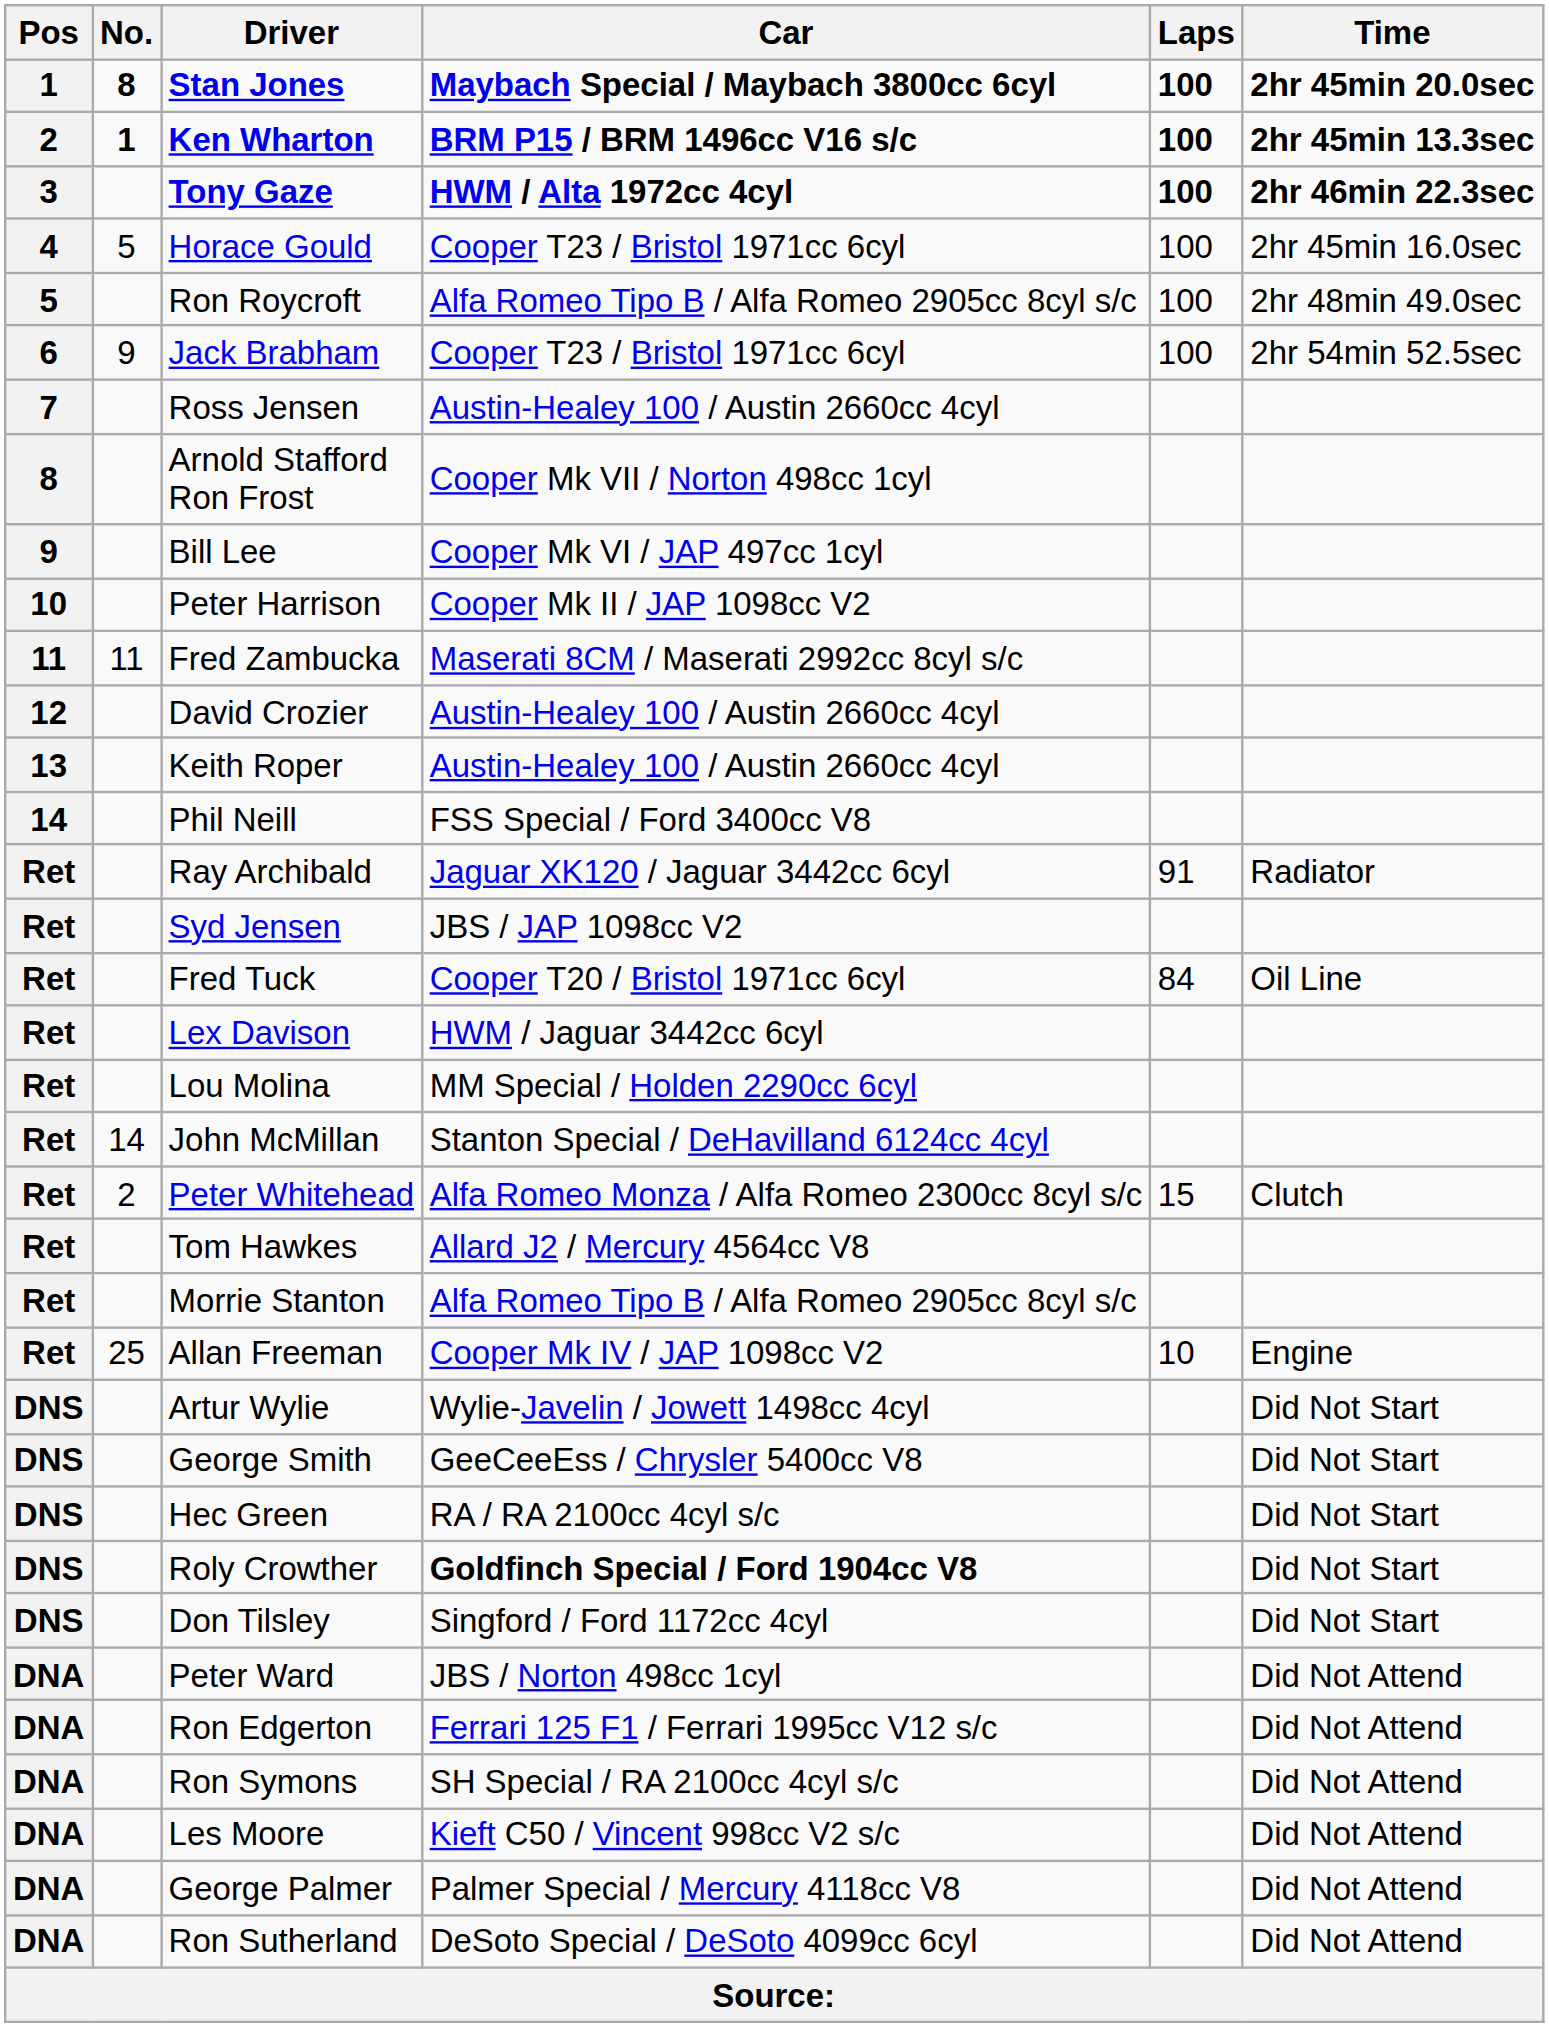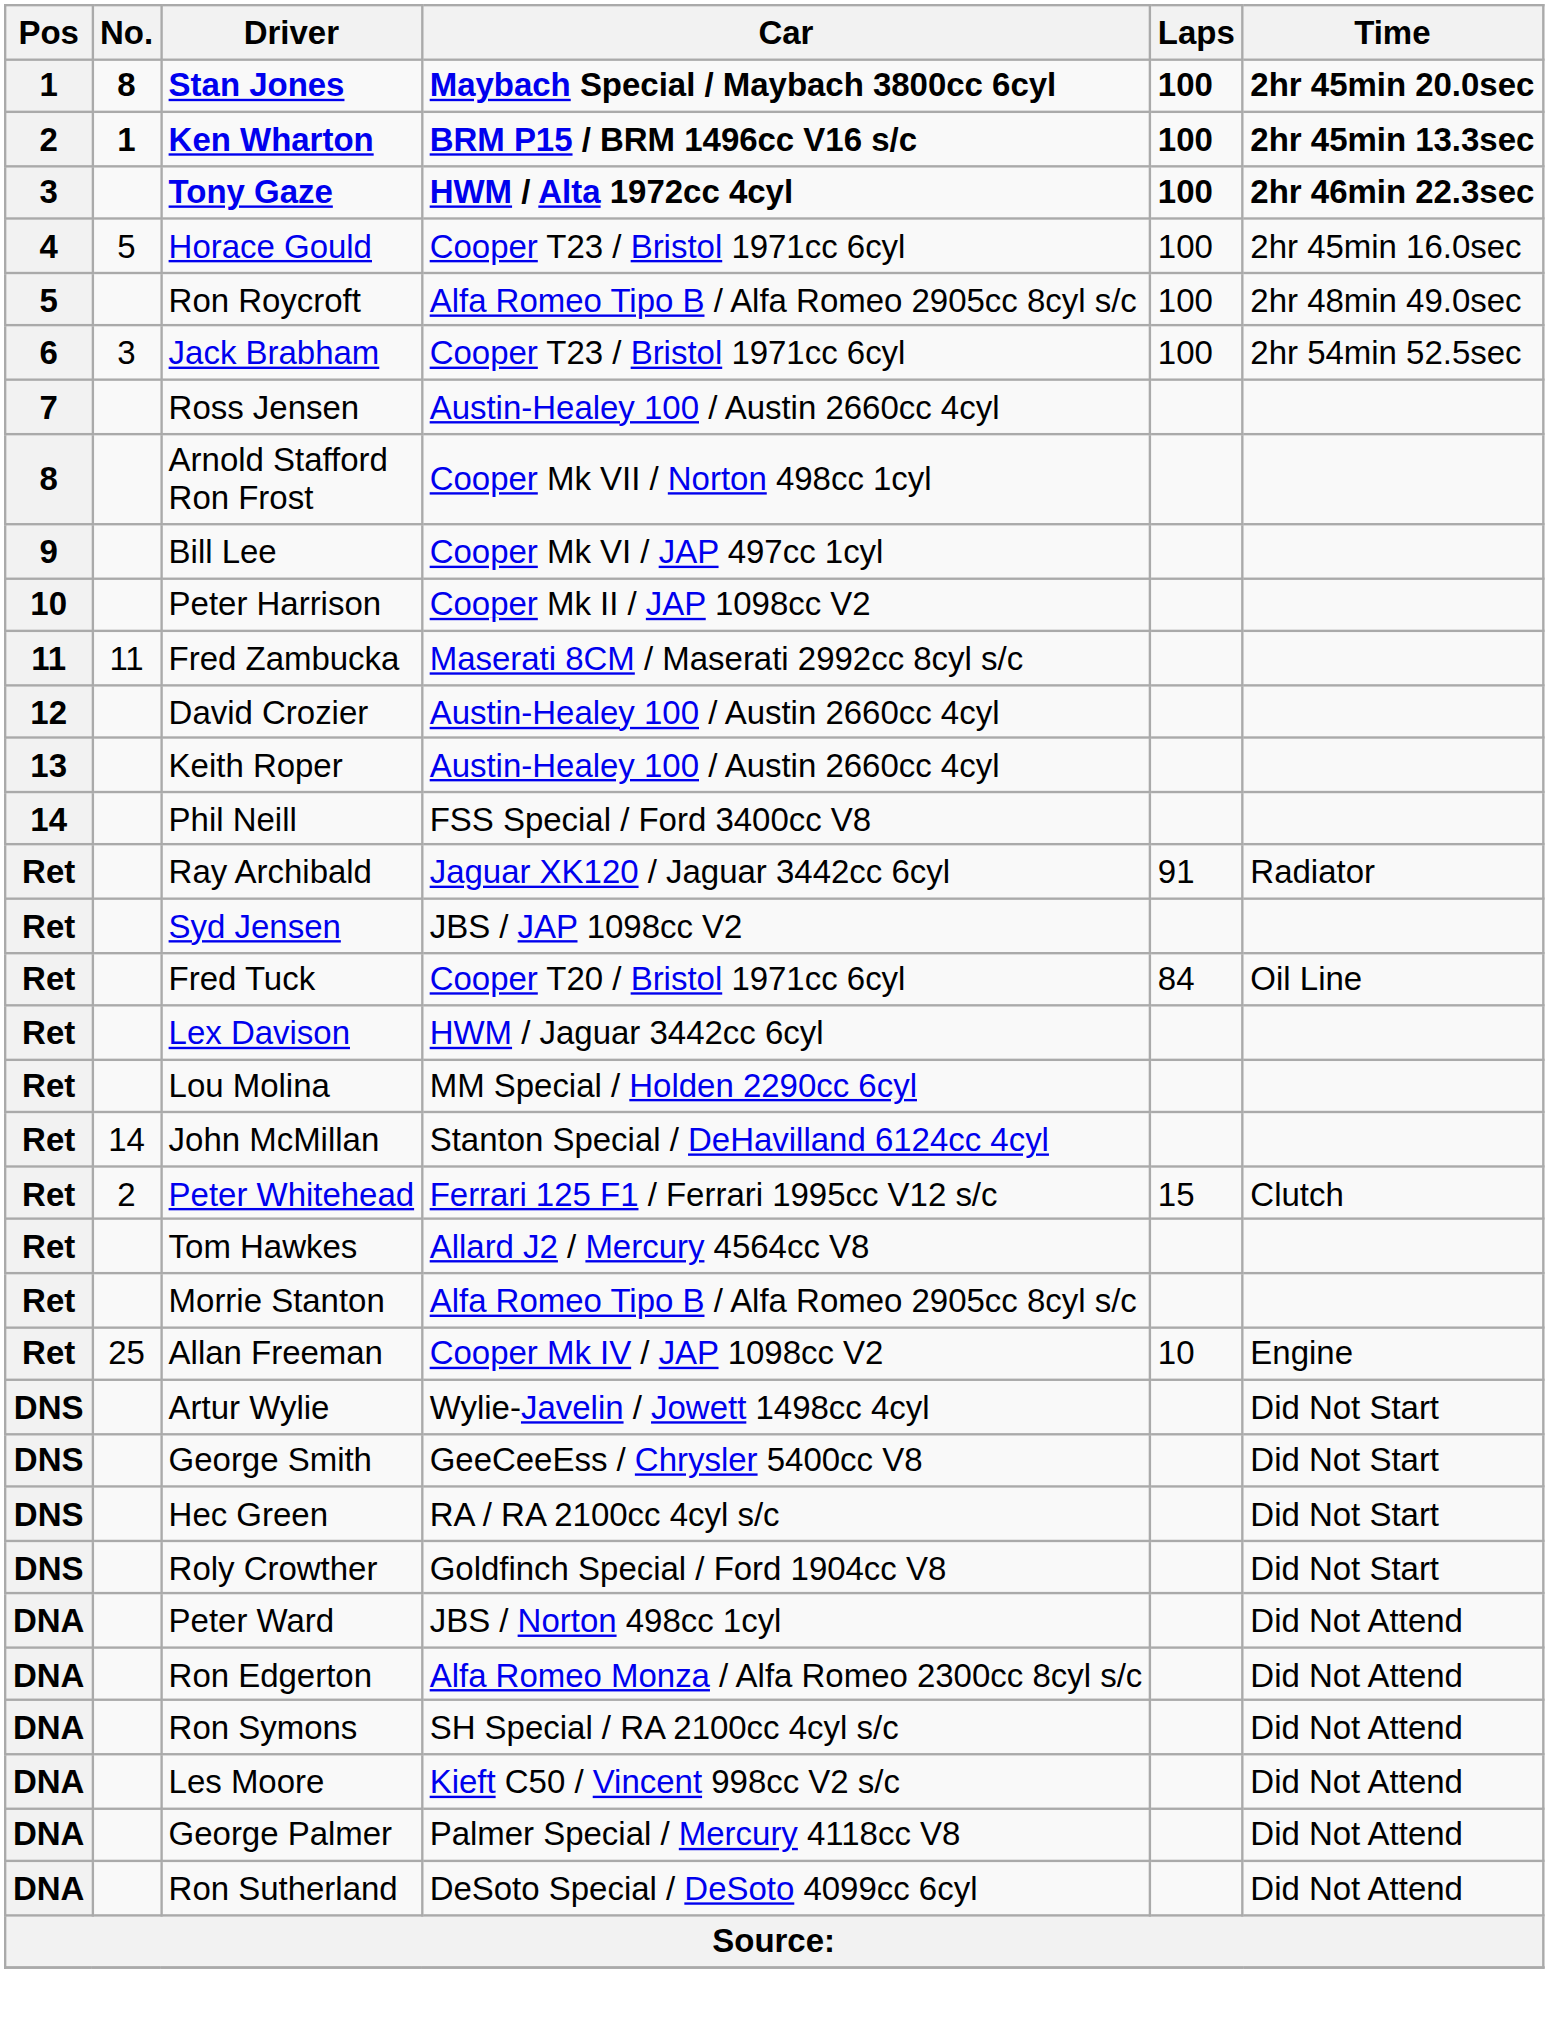(126, 353) 9 -> (126, 353) 3
(786, 1193) Alfa Romeo Monza / Alfa Romeo 2300cc 8cyl s/c -> (714, 1193) Ferrari 125 F1 / Ferrari 1995cc V12 s/c
(704, 1567) bold -> (688, 1567) normal
- row: (249, 1620)
(714, 1727) Ferrari 125 F1 / Ferrari 1995cc V12 s/c -> (786, 1674) Alfa Romeo Monza / Alfa Romeo 2300cc 8cyl s/c
